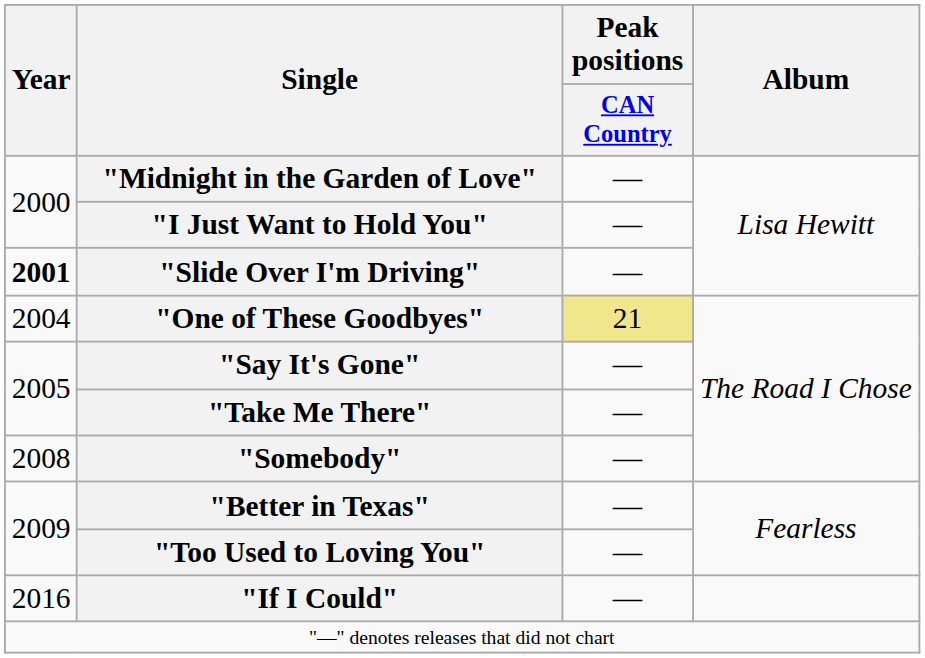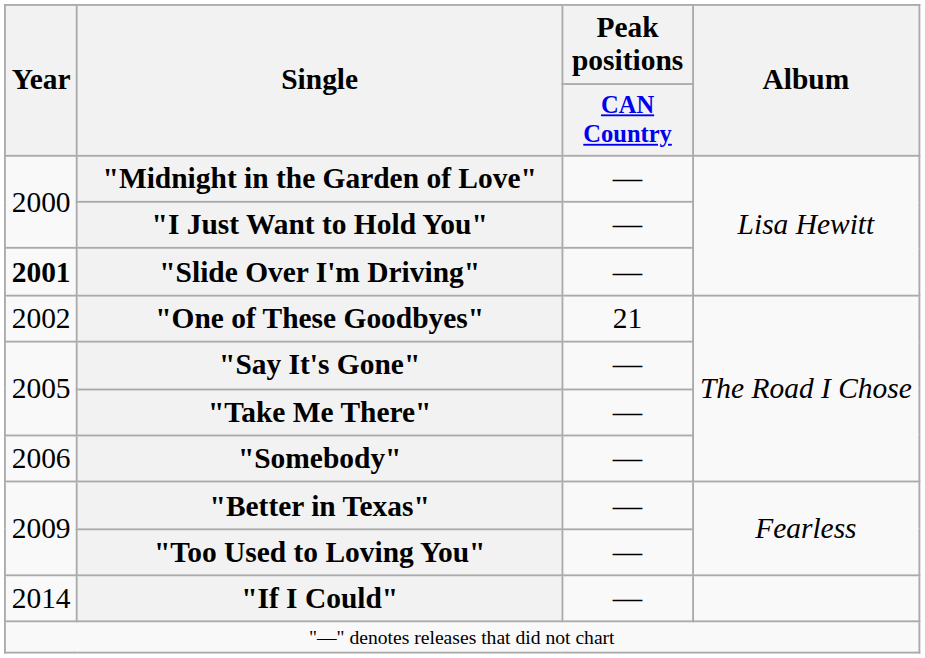(41, 318) 2004 -> (41, 318) 2002
(628, 318) khaki background -> (628, 318) no background
(41, 458) 2008 -> (41, 458) 2006
(41, 598) 2016 -> (41, 598) 2014
